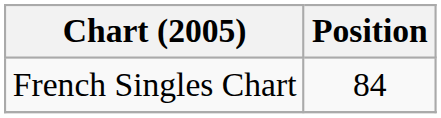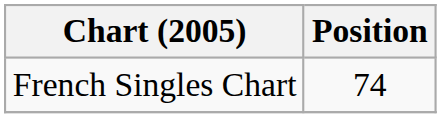(370, 84) 84 -> (370, 84) 74
